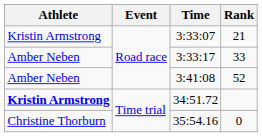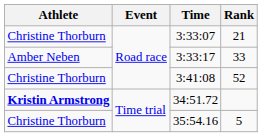(54, 36) Kristin Armstrong -> (57, 36) Christine Thorburn
(44, 78) Amber Neben -> (57, 78) Christine Thorburn
(239, 121) 0 -> (239, 121) 5
